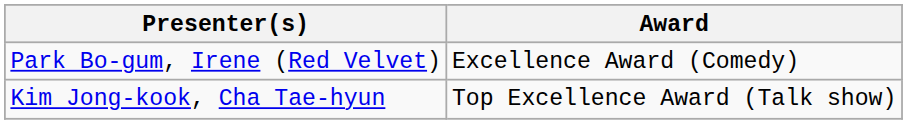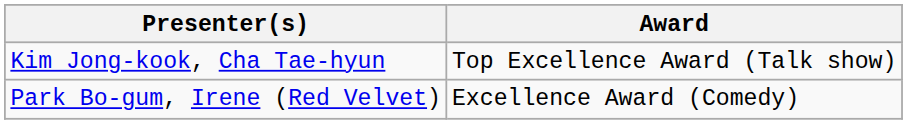rows swapped: (226, 61) <-> (198, 99)
